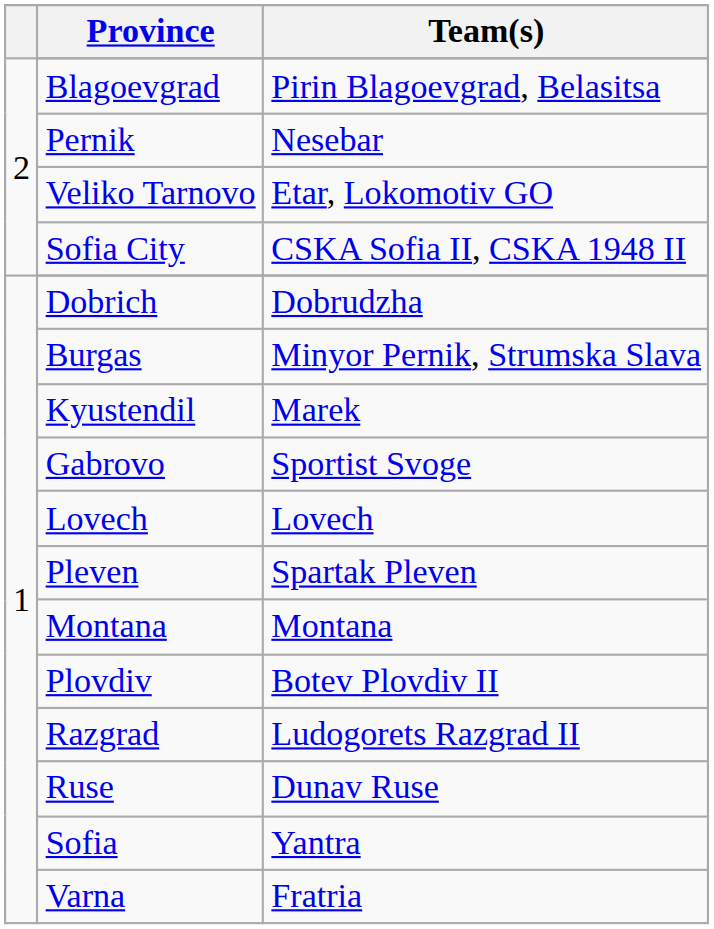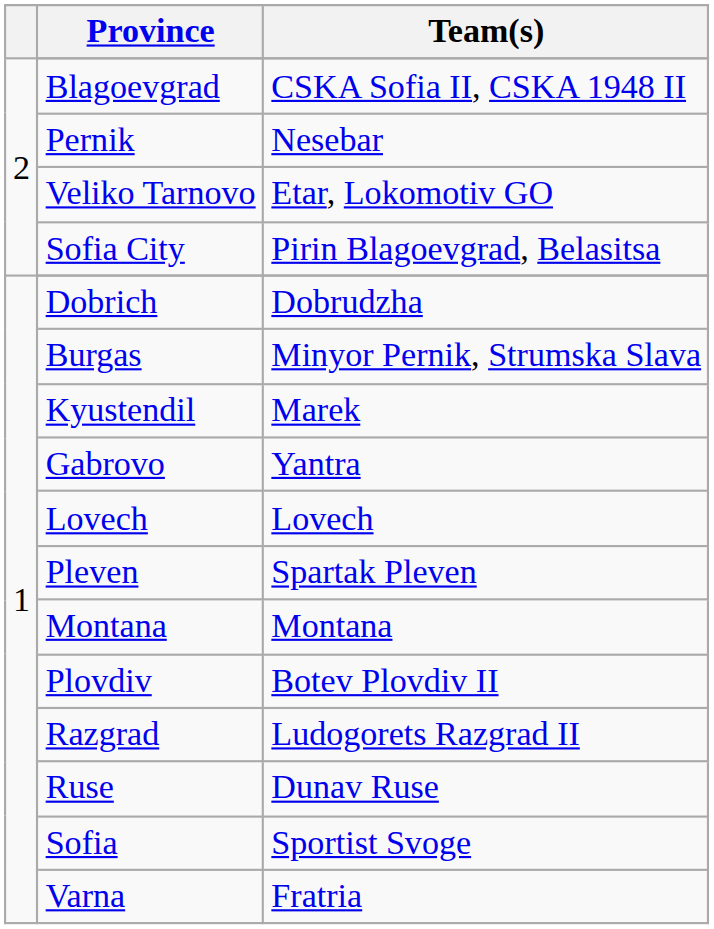(466, 85) Pirin Blagoevgrad, Belasitsa -> (479, 85) CSKA Sofia II, CSKA 1948 II
(479, 247) CSKA Sofia II, CSKA 1948 II -> (466, 247) Pirin Blagoevgrad, Belasitsa
(371, 463) Sportist Svoge -> (316, 463) Yantra
(316, 842) Yantra -> (371, 842) Sportist Svoge
